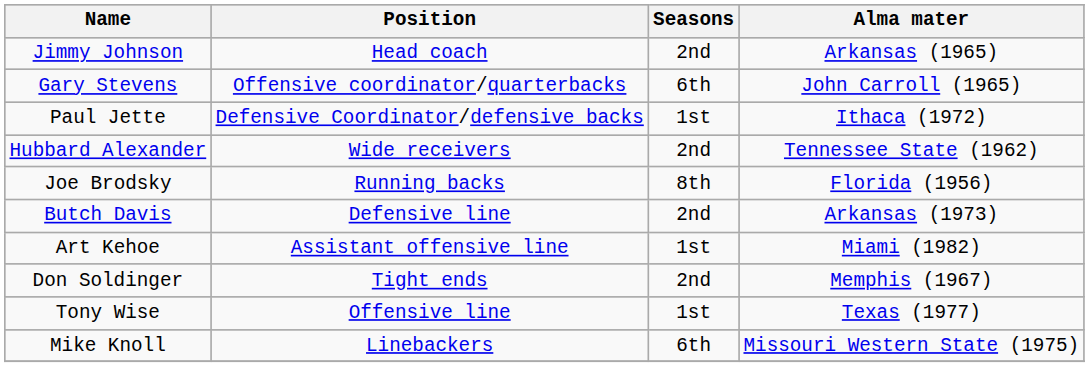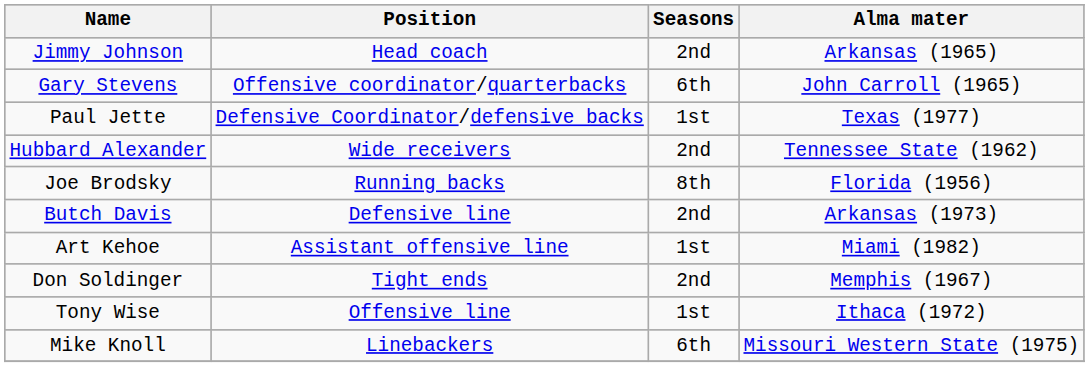(911, 118) Ithaca (1972) -> (911, 118) Texas (1977)
(911, 313) Texas (1977) -> (911, 313) Ithaca (1972)
